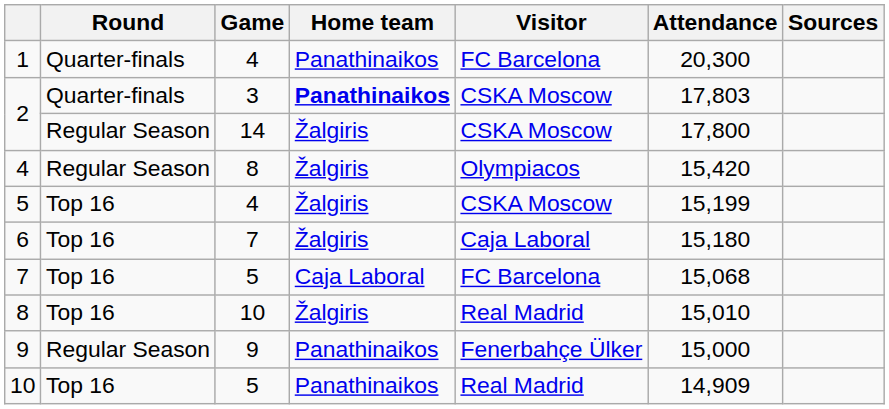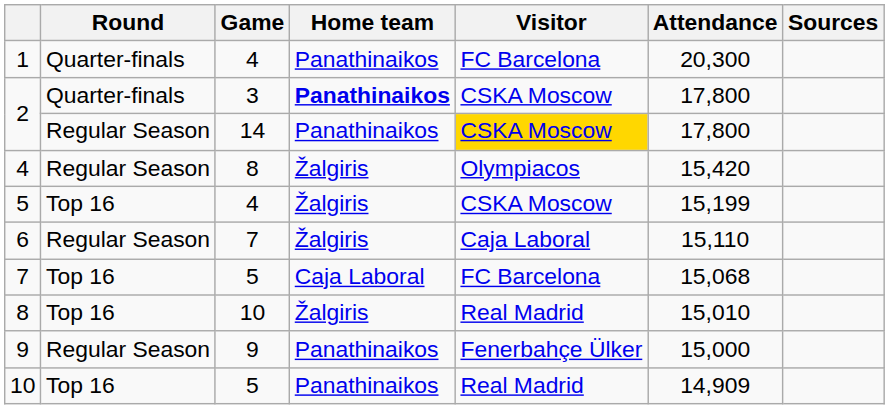(715, 95) 17,803 -> (715, 95) 17,800
(332, 131) Žalgiris -> (367, 131) Panathinaikos
(536, 131) no background -> (536, 131) gold background
(80, 240) Top 16 -> (128, 240) Regular Season
(715, 240) 15,180 -> (715, 240) 15,110
